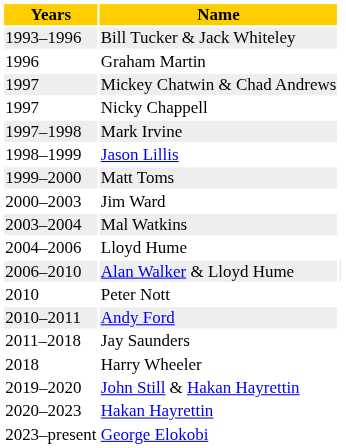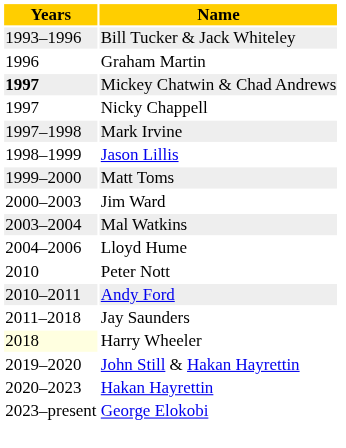(22, 84) normal -> (22, 84) bold
- row: (197, 271)
(22, 364) no background -> (22, 341) lightyellow background
